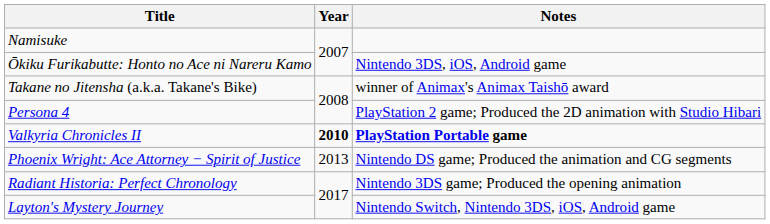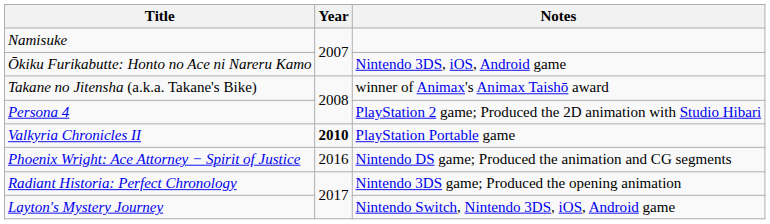(441, 135) bold -> (435, 135) normal
(334, 159) 2013 -> (334, 159) 2016
